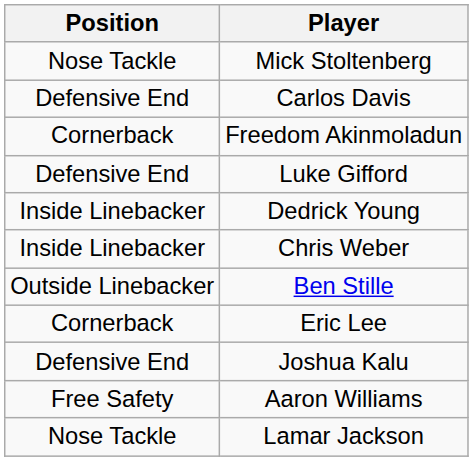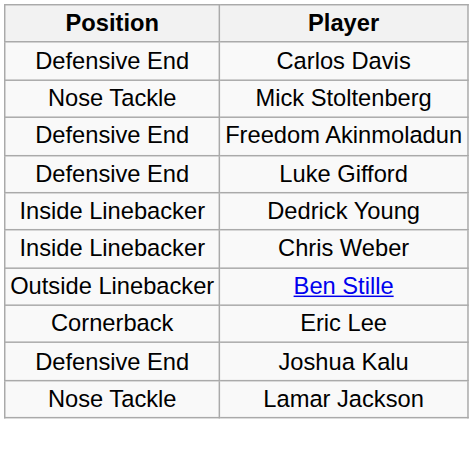rows swapped: (344, 98) <-> (344, 60)
(112, 135) Cornerback -> (112, 135) Defensive End
- row: (344, 398)
